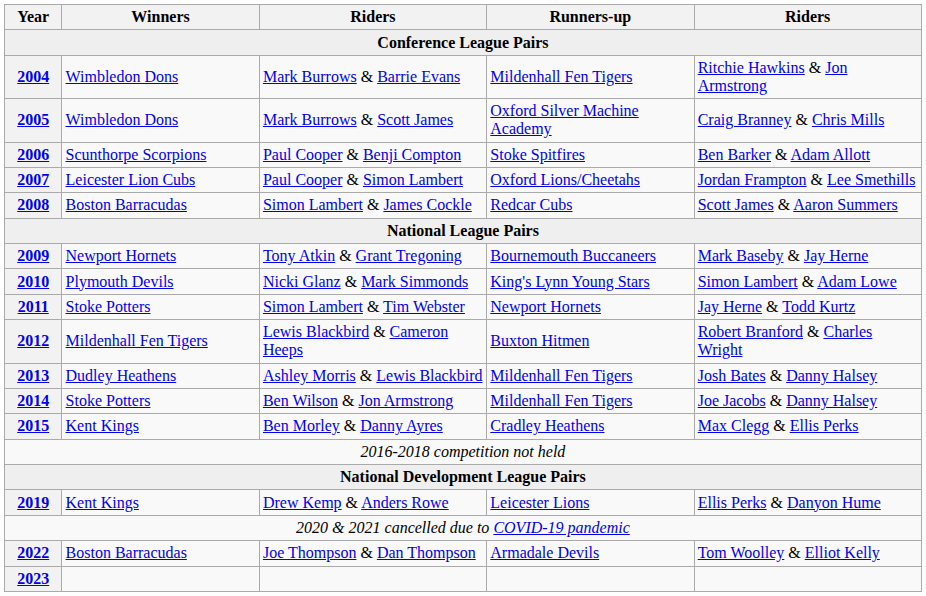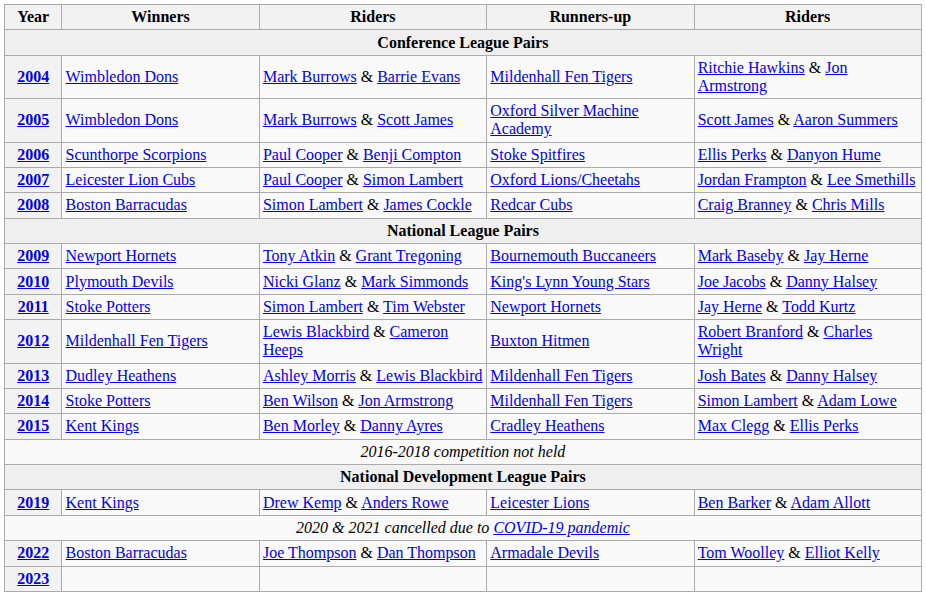(791, 120) Craig Branney & Chris Mills -> (798, 120) Scott James & Aaron Summers
(784, 154) Ben Barker & Adam Allott -> (789, 154) Ellis Perks & Danyon Hume
(798, 205) Scott James & Aaron Summers -> (791, 205) Craig Branney & Chris Mills
(797, 281) Simon Lambert & Adam Lowe -> (787, 281) Joe Jacobs & Danny Halsey
(787, 401) Joe Jacobs & Danny Halsey -> (797, 401) Simon Lambert & Adam Lowe
(789, 502) Ellis Perks & Danyon Hume -> (784, 502) Ben Barker & Adam Allott
